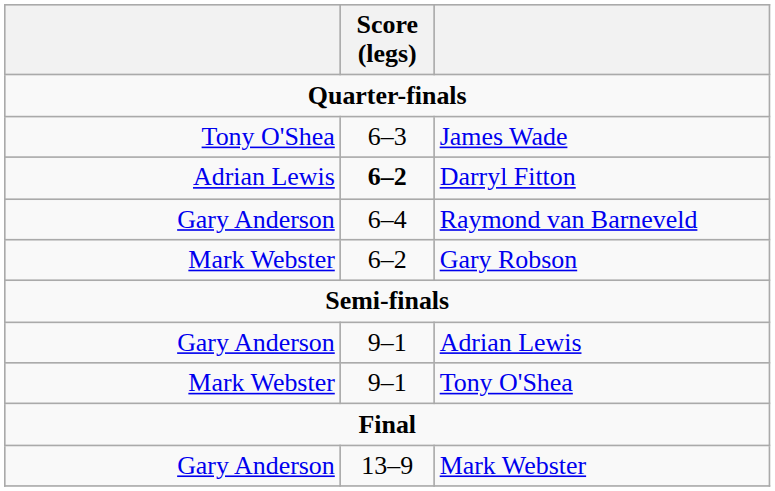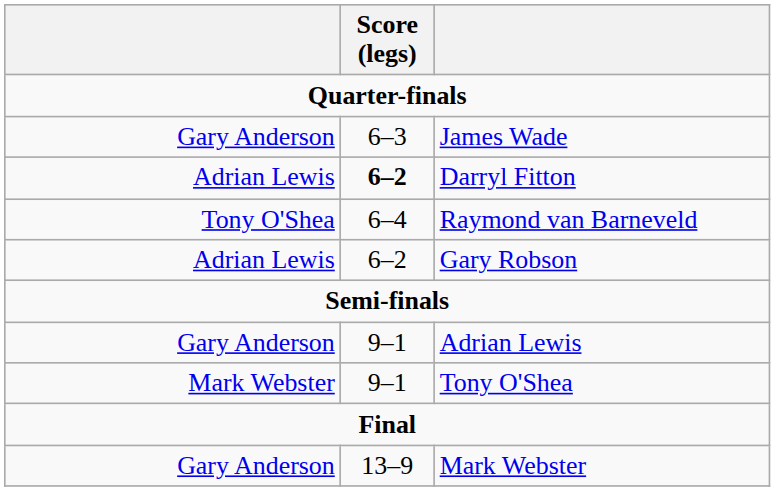(268, 136) Tony O'Shea -> (256, 136) Gary Anderson
(256, 218) Gary Anderson -> (268, 218) Tony O'Shea
(262, 259) Mark Webster -> (264, 259) Adrian Lewis
